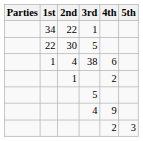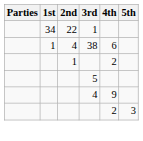- row: (72, 45)
